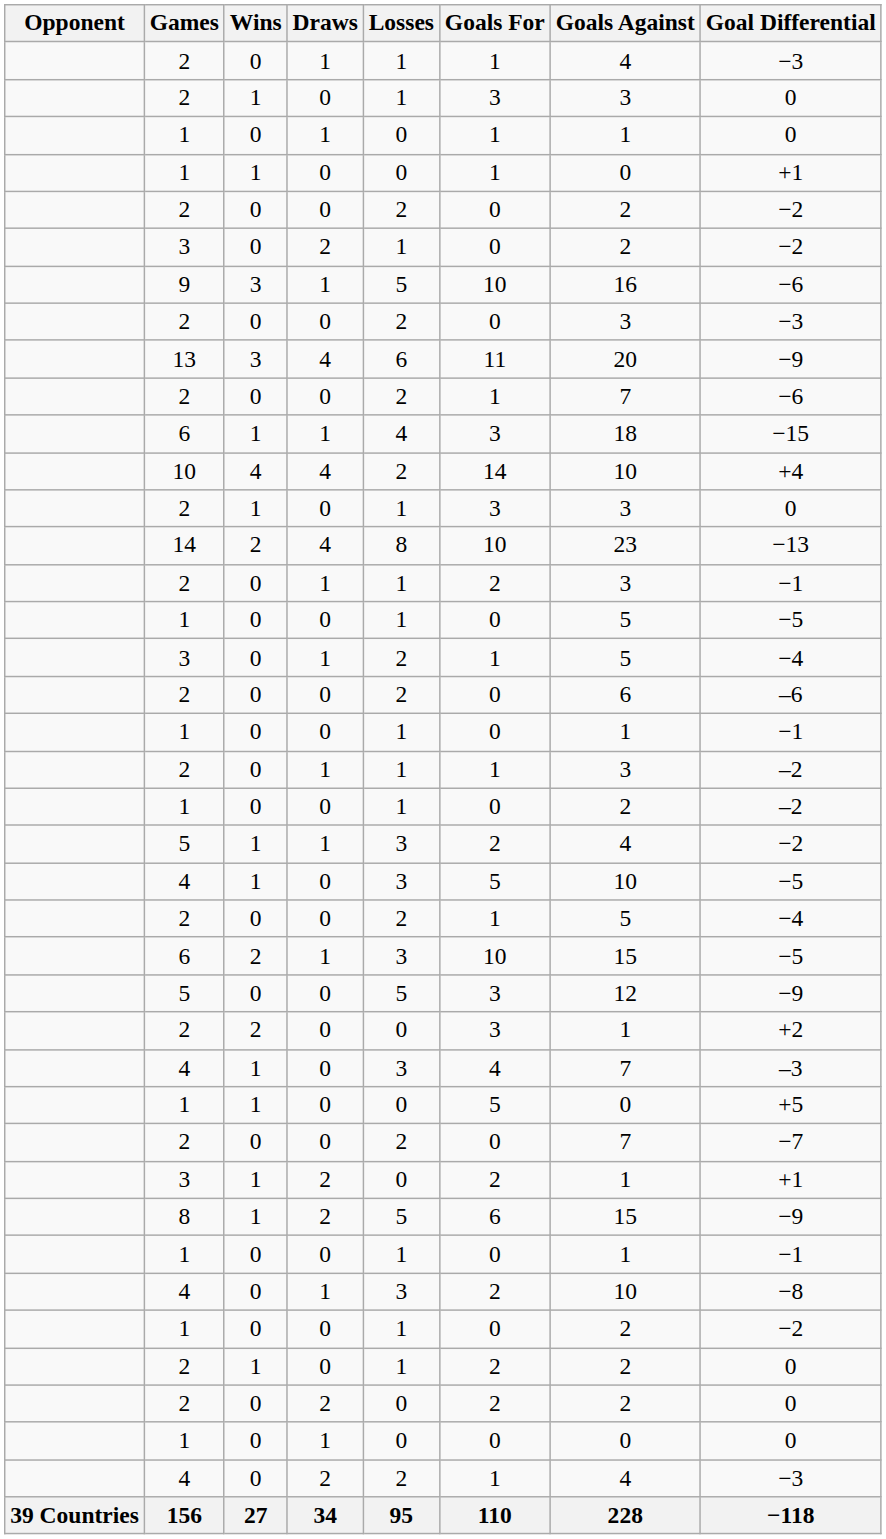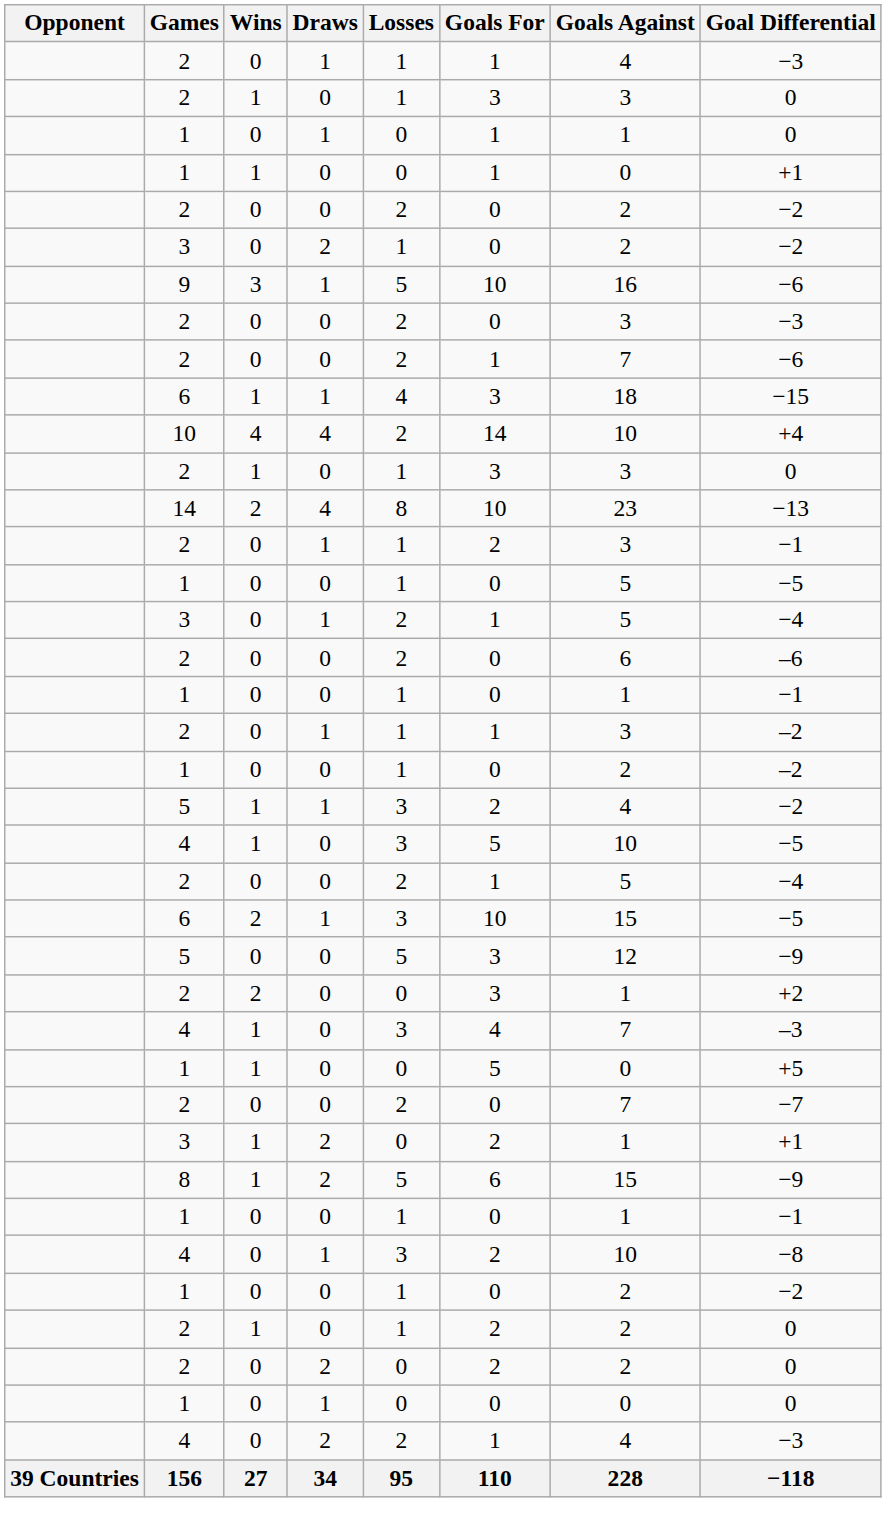- row: (184, 358)
